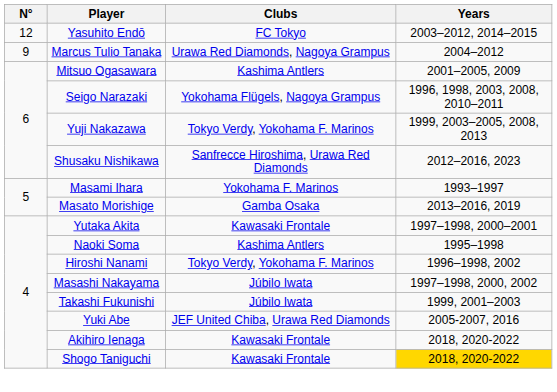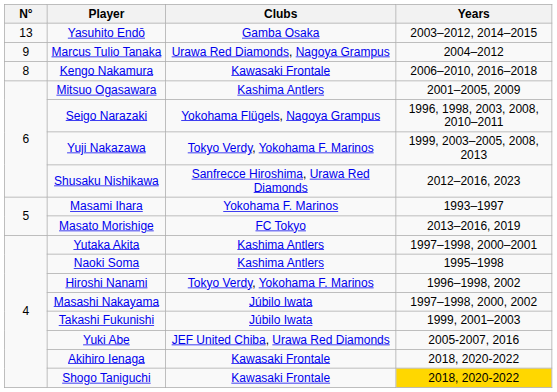(26, 33) 12 -> (26, 33) 13
(281, 33) FC Tokyo -> (281, 33) Gamba Osaka
+ row: (106, 71)
(281, 206) Gamba Osaka -> (281, 225) FC Tokyo
(281, 225) Kawasaki Frontale -> (281, 244) Kashima Antlers
